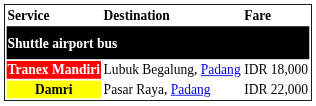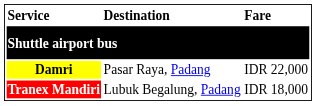rows swapped: (54, 69) <-> (54, 89)
